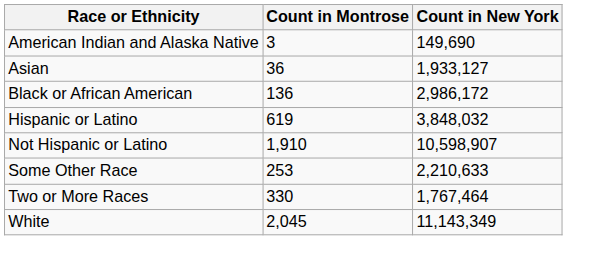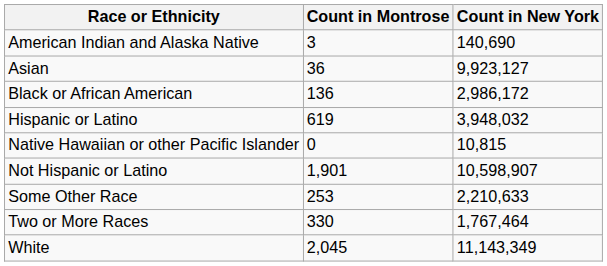(446, 42) 149,690 -> (486, 42) 140,690
(452, 68) 1,933,127 -> (493, 68) 9,923,127
(452, 119) 3,848,032 -> (493, 119) 3,948,032
+ row: (154, 145)
(287, 145) 1,910 -> (327, 171) 1,901
